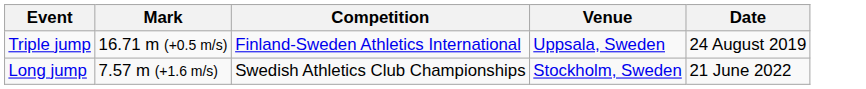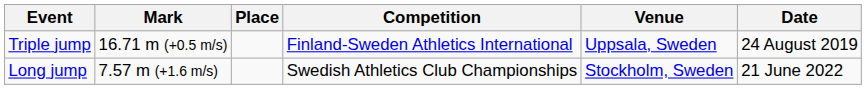+ column: (257, 17)
